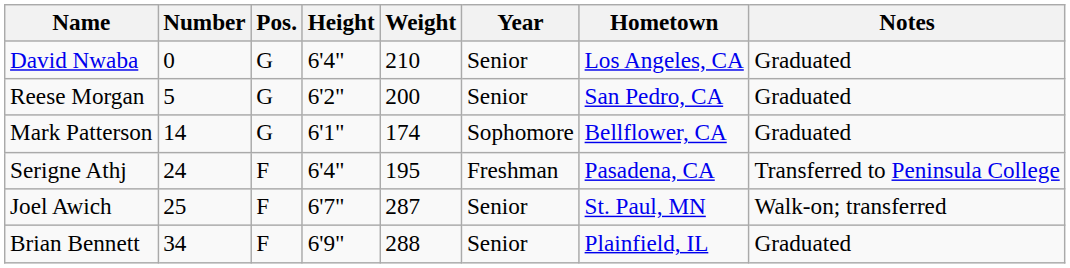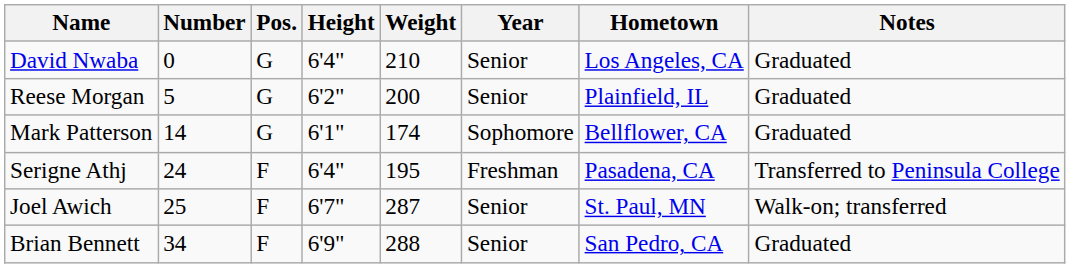(654, 96) San Pedro, CA -> (646, 96) Plainfield, IL
(646, 243) Plainfield, IL -> (654, 243) San Pedro, CA
